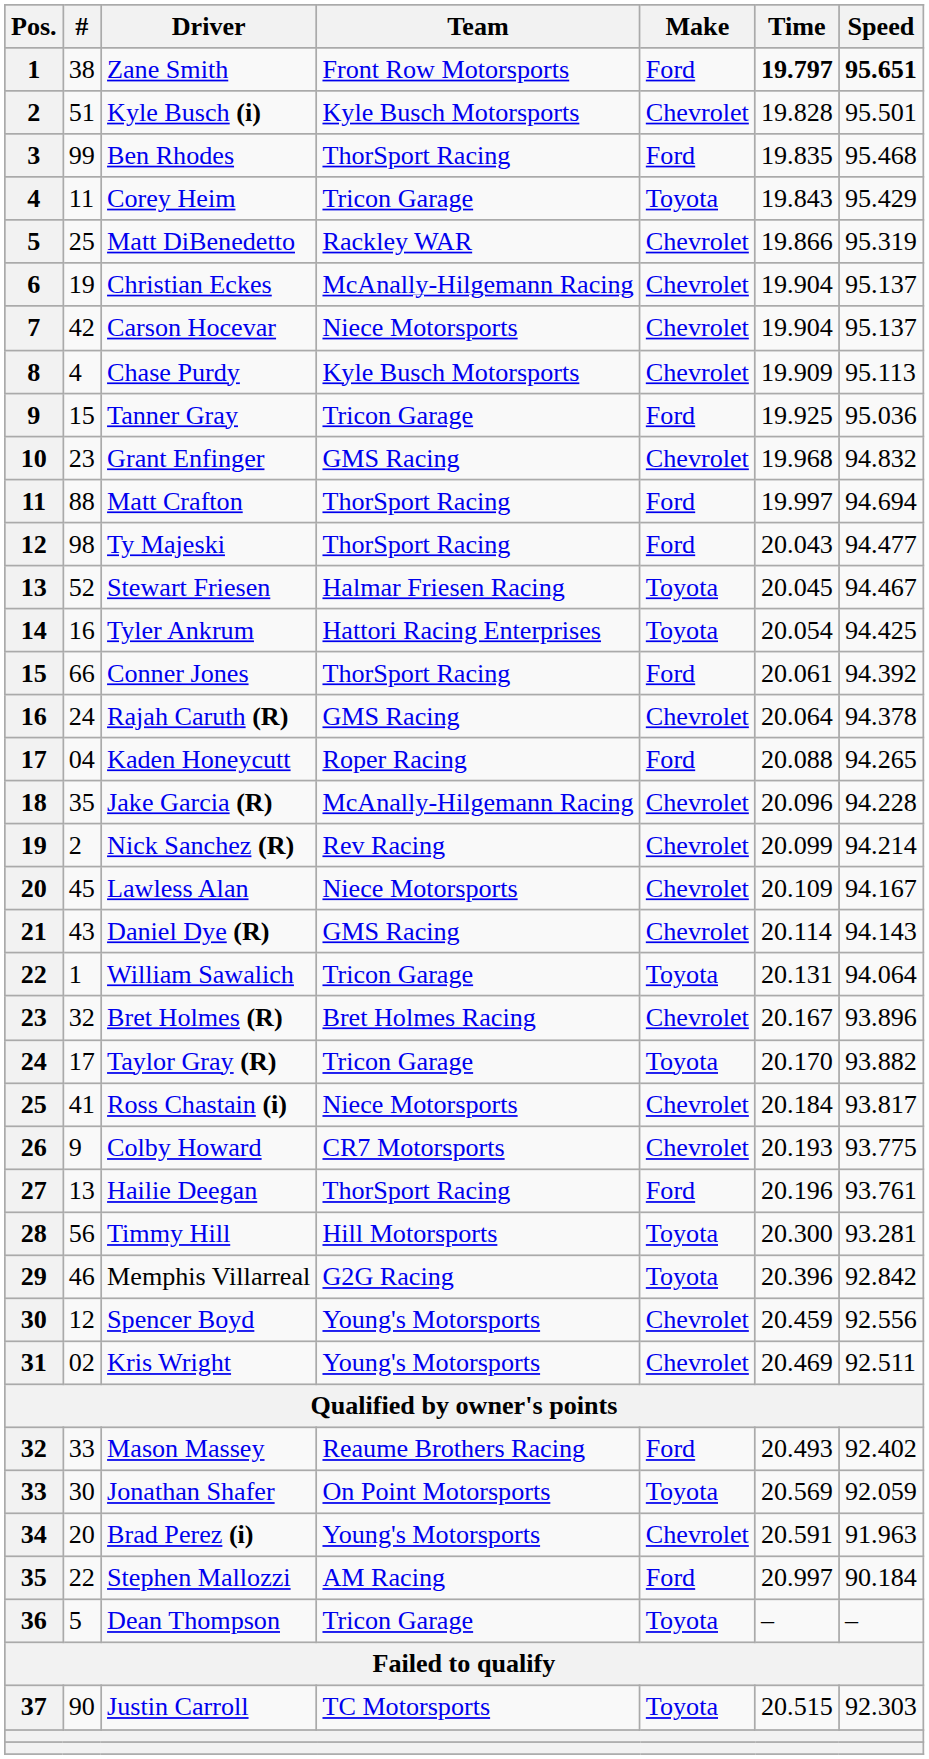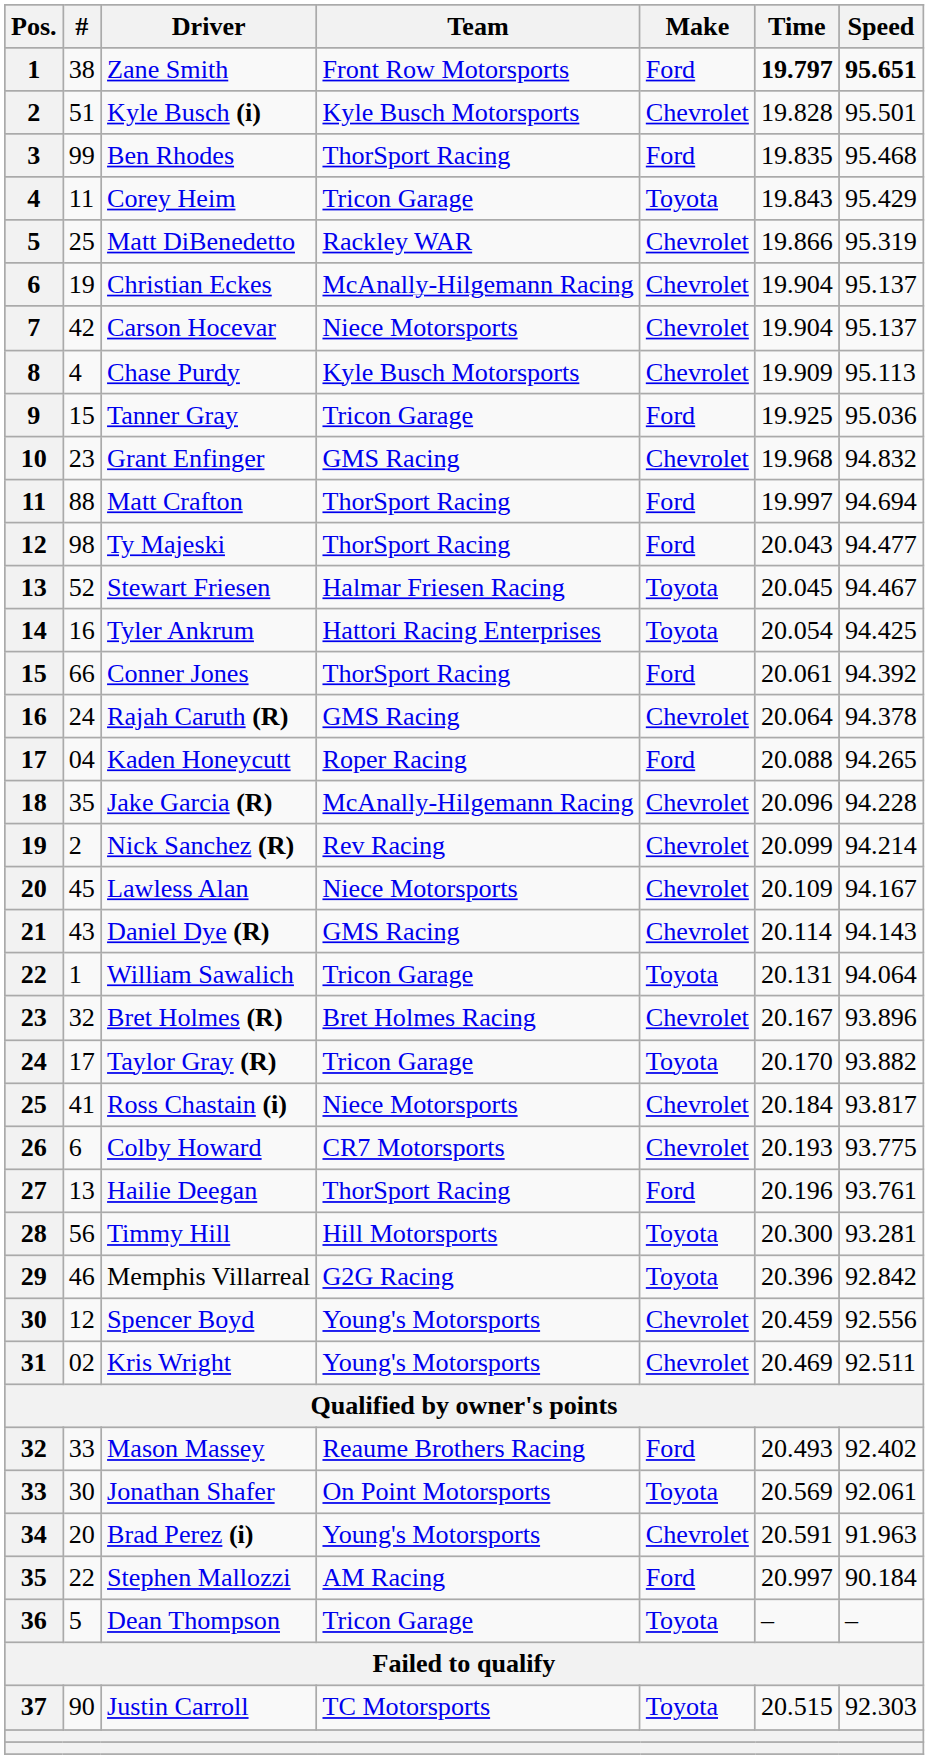(75, 1147) 9 -> (75, 1147) 6
(881, 1491) 92.059 -> (881, 1491) 92.061
